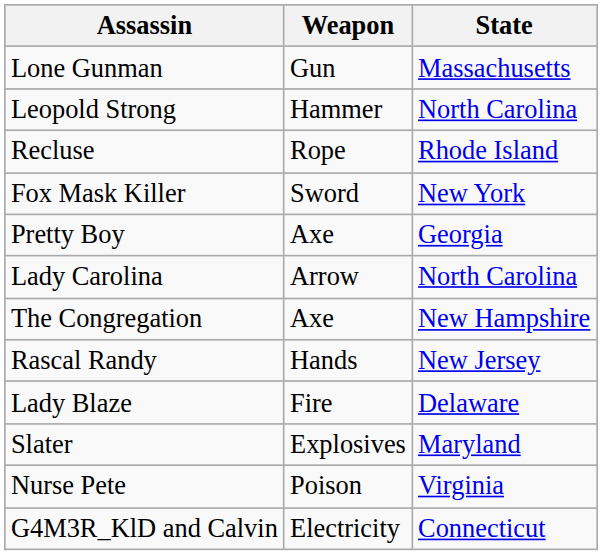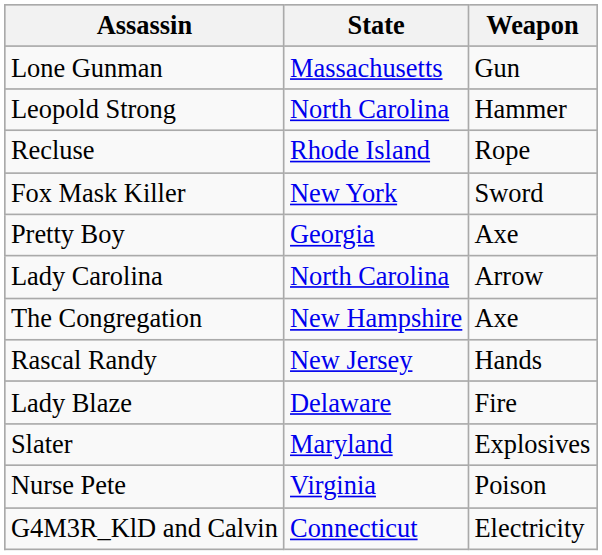columns swapped: (504, 25) <-> (348, 25)
